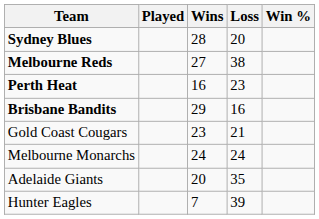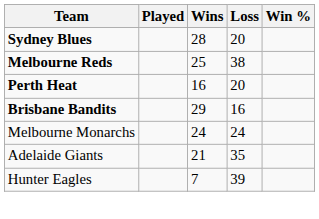(198, 62) 27 -> (198, 62) 25
(238, 86) 23 -> (238, 86) 20
- row: (68, 132)
(198, 179) 20 -> (198, 156) 21
